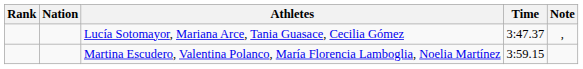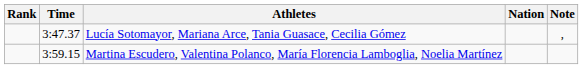columns swapped: (60, 14) <-> (525, 14)
